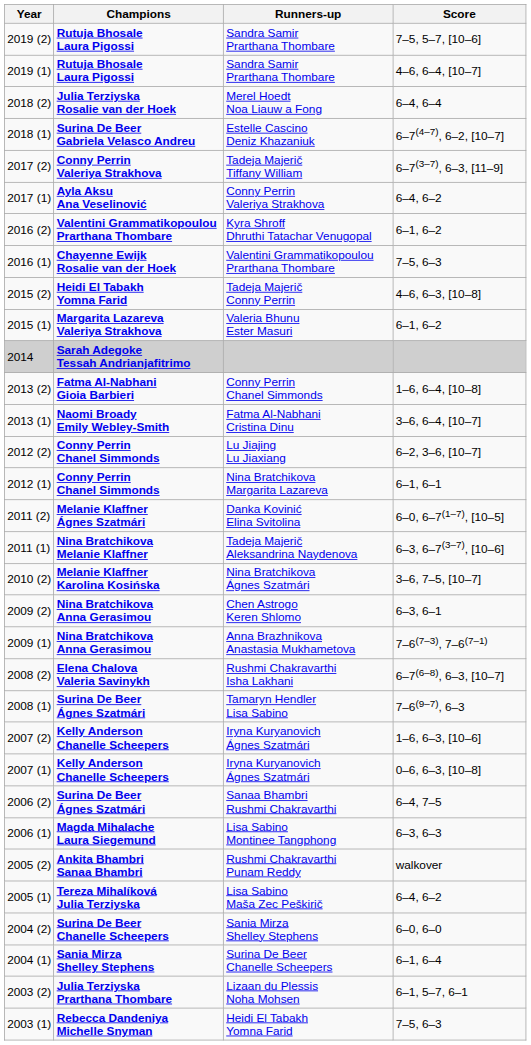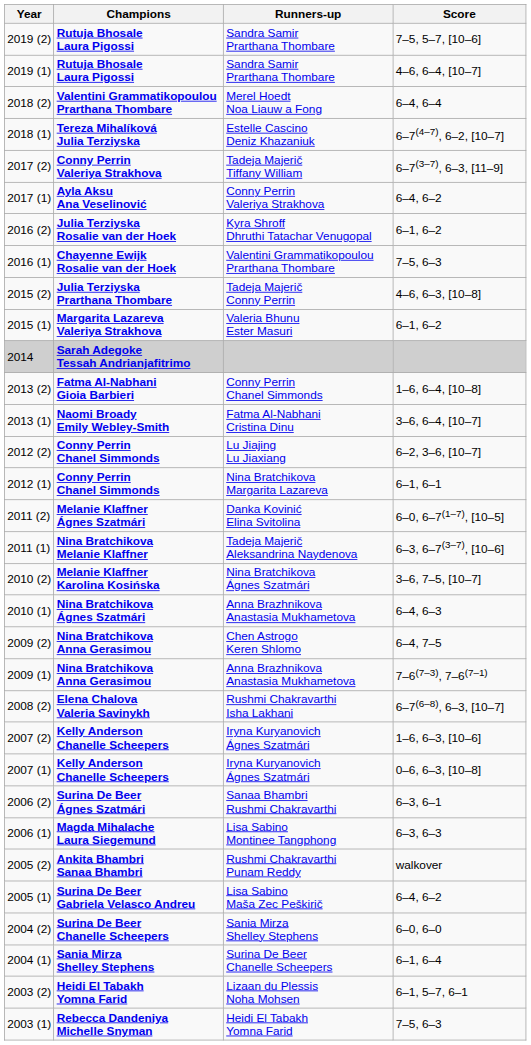(116, 103) Julia Terziyska Rosalie van der Hoek -> (137, 103) Valentini Grammatikopoulou Prarthana Thombare
(126, 135) Surina De Beer Gabriela Velasco Andreu -> (107, 135) Tereza Mihalíková Julia Terziyska
(137, 230) Valentini Grammatikopoulou Prarthana Thombare -> (116, 230) Julia Terziyska Rosalie van der Hoek
(100, 294) Heidi El Tabakh Yomna Farid -> (114, 294) Julia Terziyska Prarthana Thombare
+ row: (29, 611)
(419, 611) 6–3, 6–1 -> (419, 643) 6–4, 7–5
- row: (29, 707)
(419, 802) 6–4, 7–5 -> (419, 802) 6–3, 6–1
(107, 897) Tereza Mihalíková Julia Terziyska -> (126, 897) Surina De Beer Gabriela Velasco Andreu
(114, 993) Julia Terziyska Prarthana Thombare -> (100, 993) Heidi El Tabakh Yomna Farid
